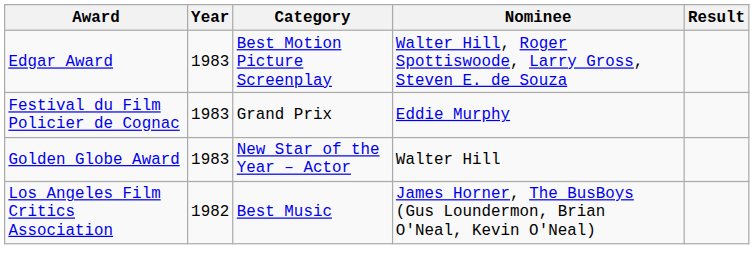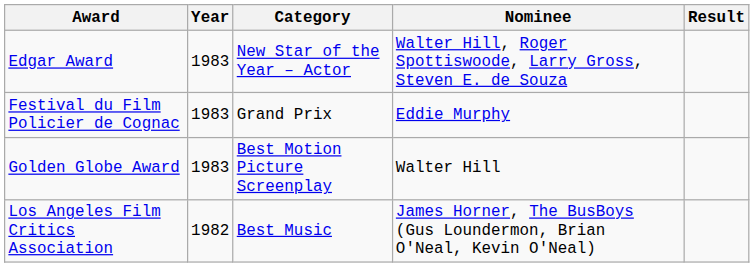(289, 62) Best Motion Picture Screenplay -> (308, 62) New Star of the Year – Actor
(308, 159) New Star of the Year – Actor -> (289, 168) Best Motion Picture Screenplay
